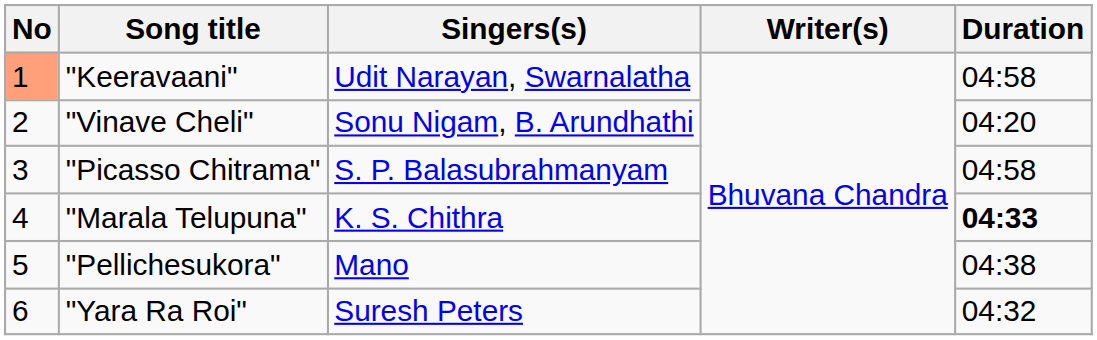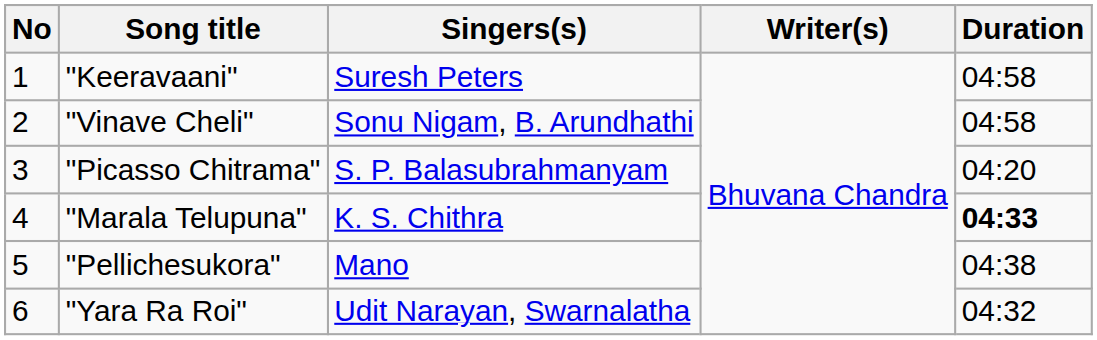(20, 76) lightsalmon background -> (20, 76) no background
(512, 76) Udit Narayan, Swarnalatha -> (429, 76) Suresh Peters
(999, 123) 04:20 -> (999, 123) 04:58
(999, 170) 04:58 -> (999, 170) 04:20
(429, 312) Suresh Peters -> (512, 312) Udit Narayan, Swarnalatha
